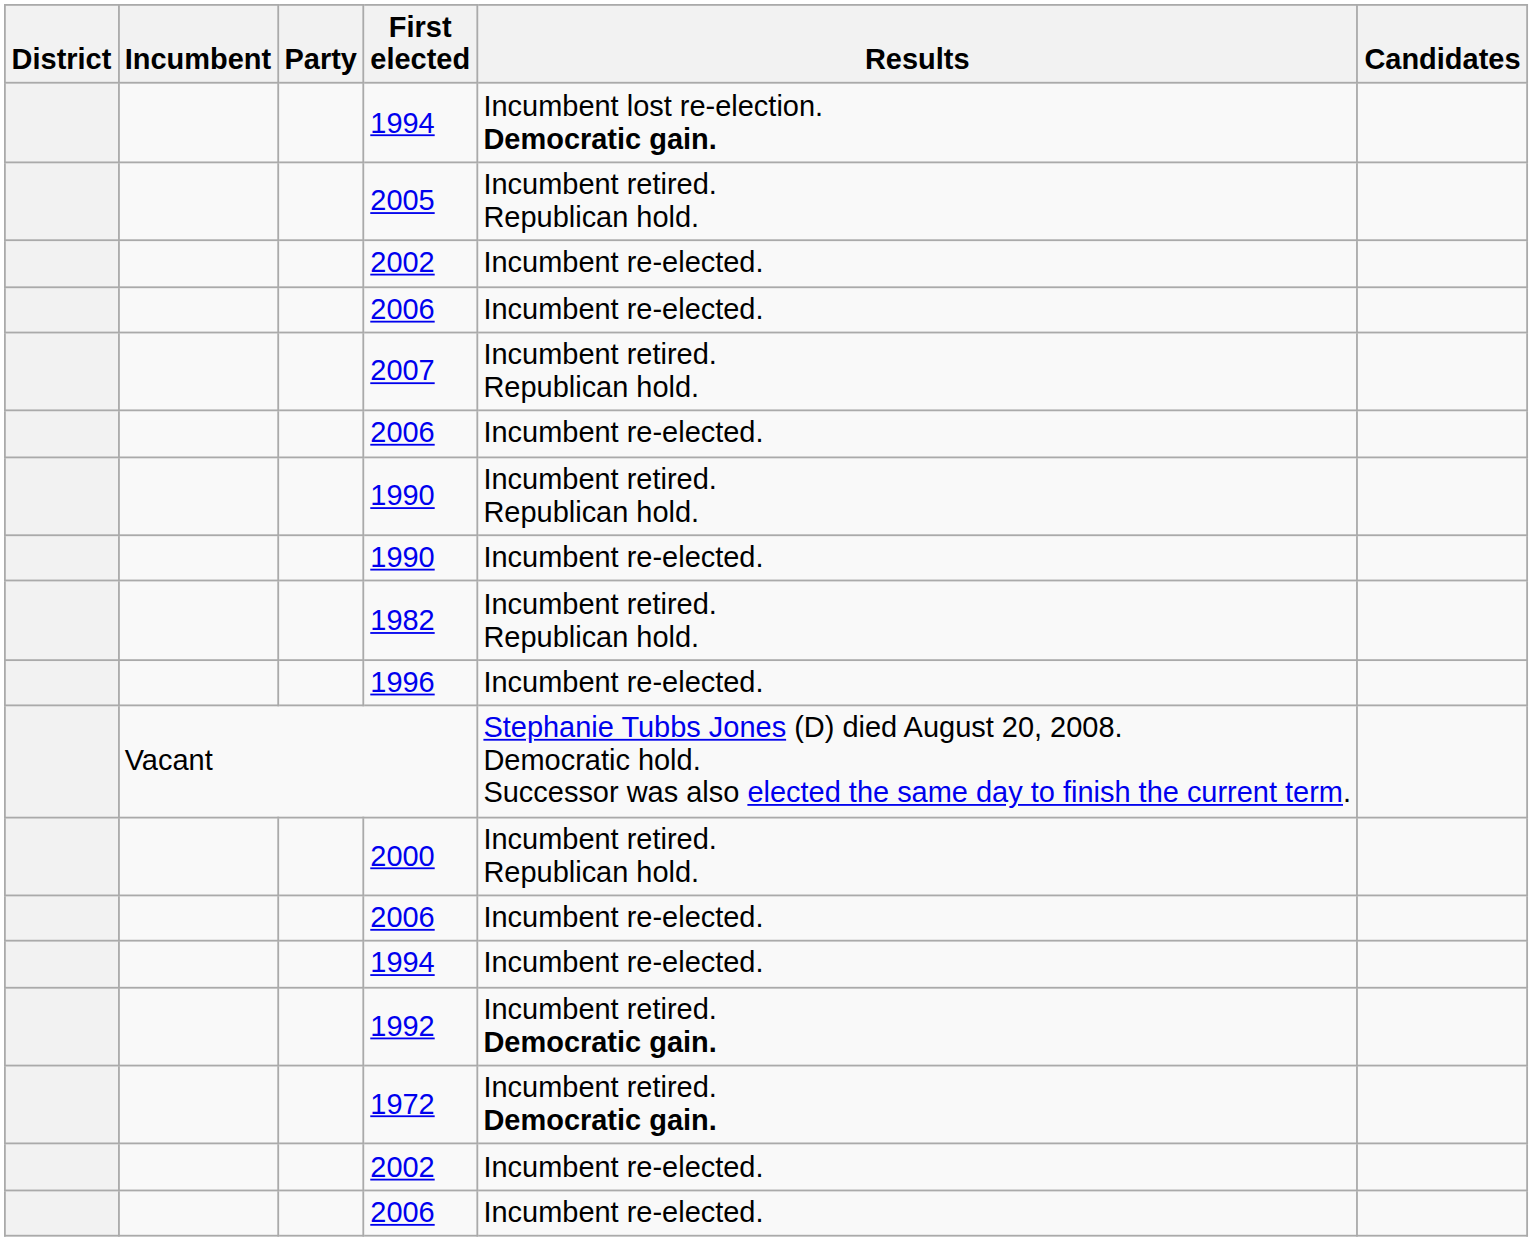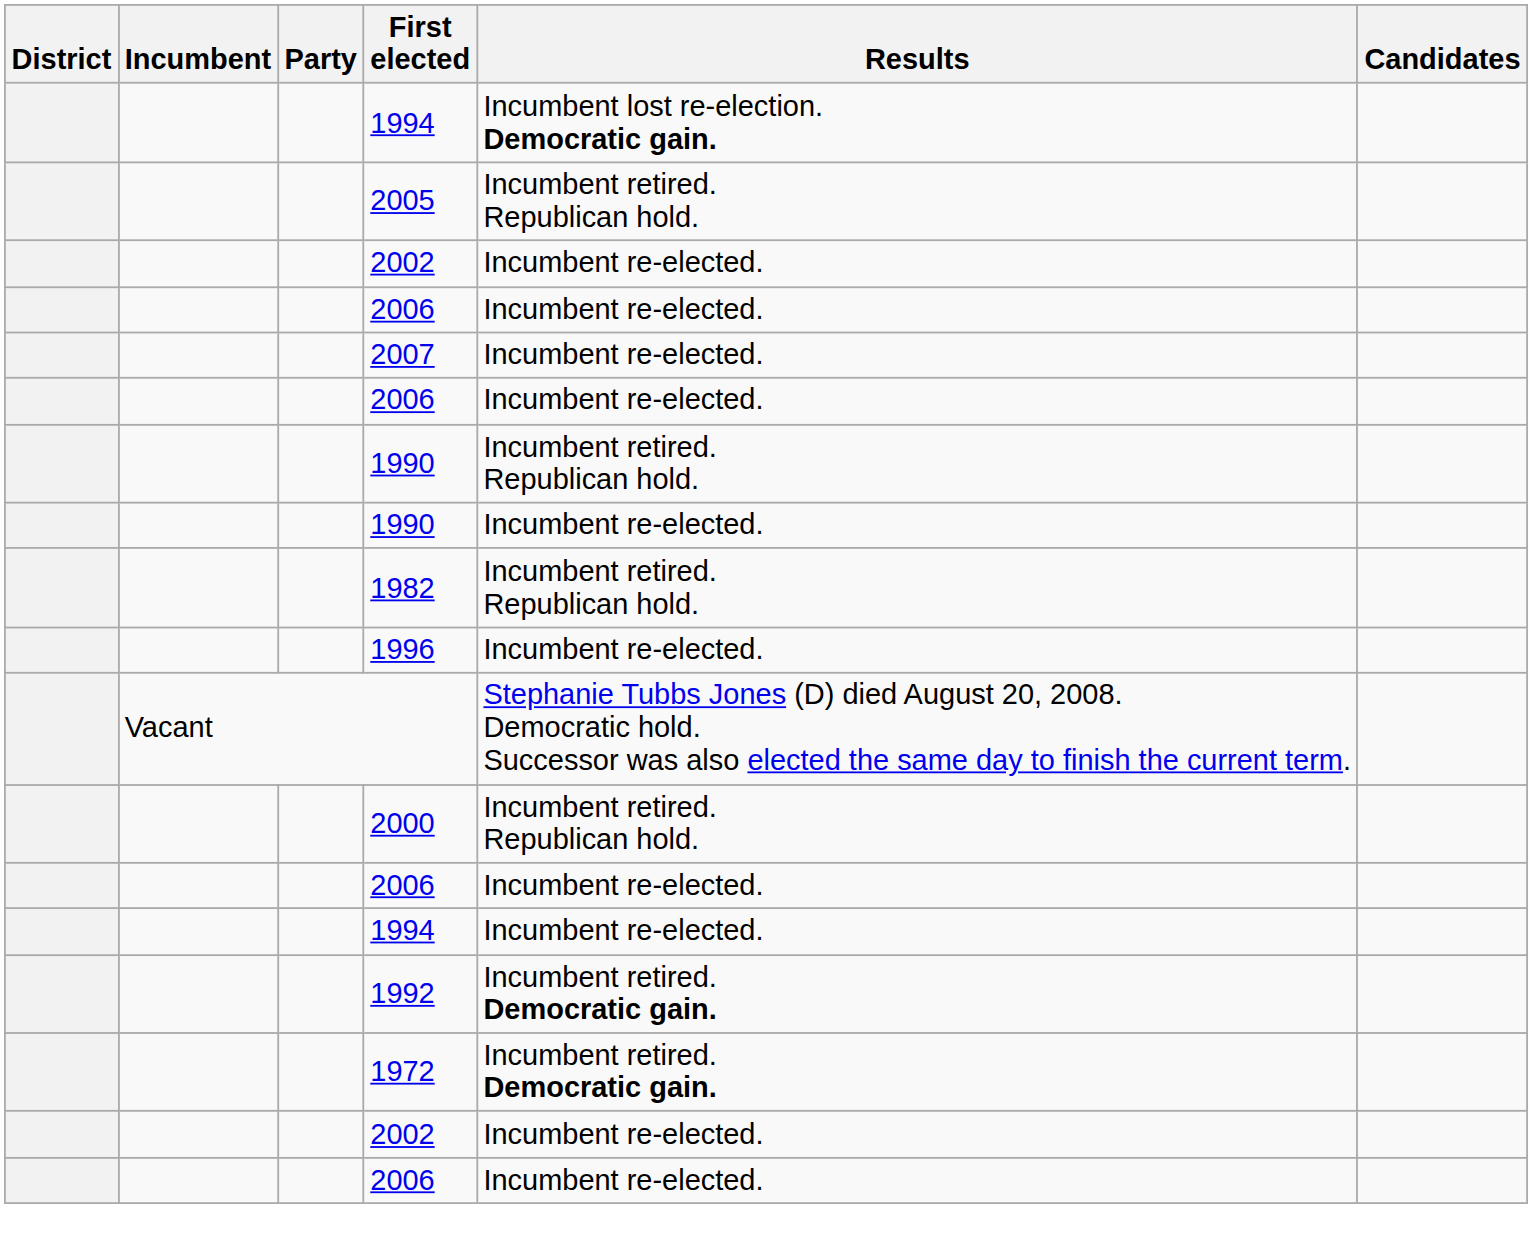(600, 371) Incumbent retired. Republican hold. -> (623, 354) Incumbent re-elected.
